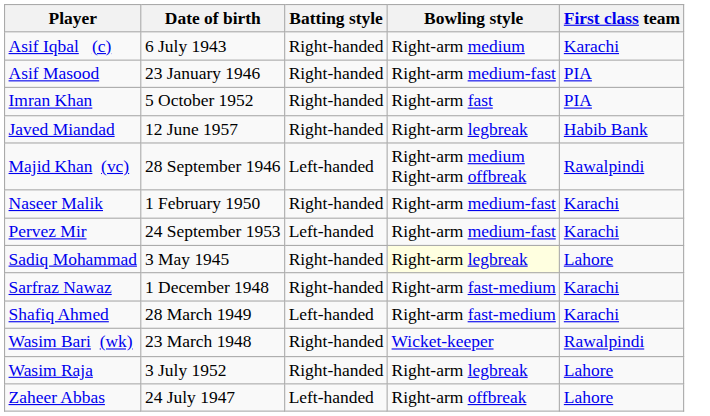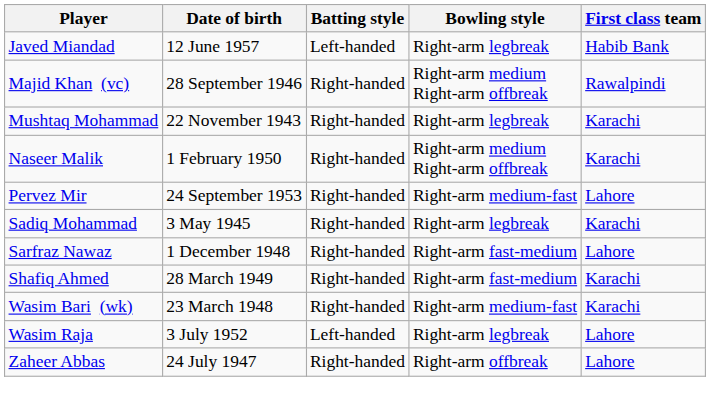- row: (60, 45)
- row: (54, 73)
- row: (50, 101)
(336, 128) Right-handed -> (353, 45) Left-handed
(331, 166) Left-handed -> (357, 83) Right-handed
+ row: (83, 120)
(474, 203) Right-arm medium-fast -> (480, 158) Right-arm medium Right-arm offbreak
(331, 231) Left-handed -> (357, 195) Right-handed
(591, 231) Karachi -> (610, 195) Lahore
(460, 259) lightyellow background -> (481, 223) no background
(589, 259) Lahore -> (613, 223) Karachi
(591, 286) Karachi -> (610, 251) Lahore
(331, 314) Left-handed -> (357, 278) Right-handed
(443, 342) Wicket-keeper -> (495, 306) Right-arm medium-fast
(604, 342) Rawalpindi -> (613, 306) Karachi
(336, 369) Right-handed -> (353, 334) Left-handed
(331, 397) Left-handed -> (357, 361) Right-handed
